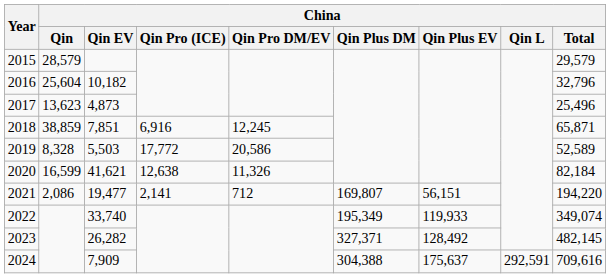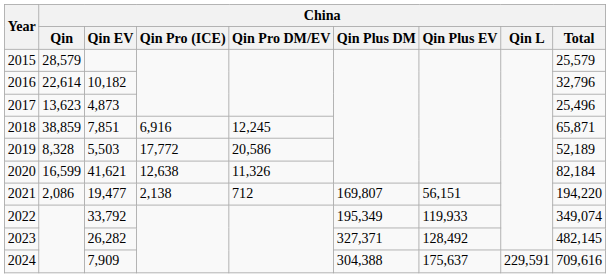(576, 60) 29,579 -> (576, 60) 25,579
(62, 82) 25,604 -> (62, 82) 22,614
(576, 149) 52,589 -> (576, 149) 52,189
(156, 194) 2,141 -> (156, 194) 2,138
(107, 216) 33,740 -> (107, 216) 33,792
(527, 261) 292,591 -> (527, 261) 229,591
